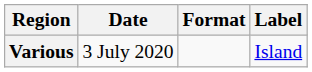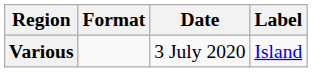columns swapped: (128, 19) <-> (214, 19)
